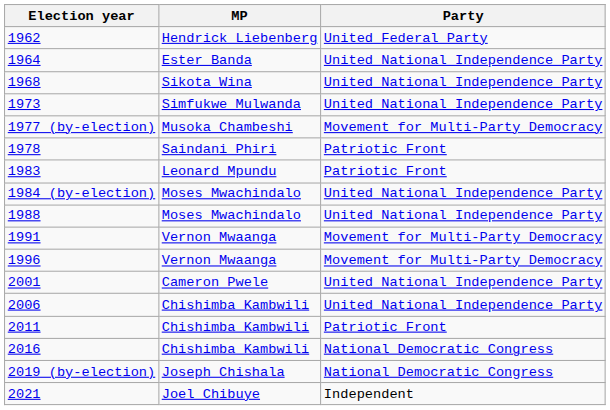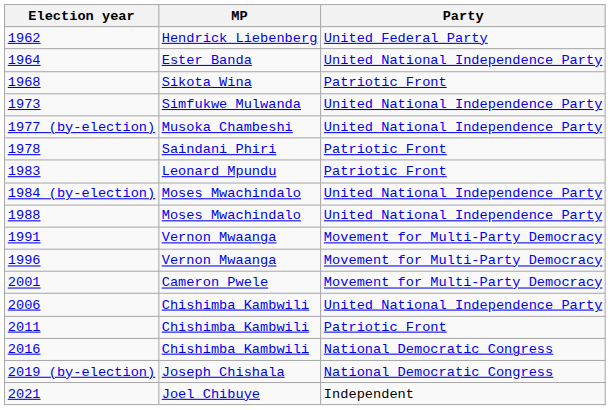(463, 82) United National Independence Party -> (385, 82) Patriotic Front
(463, 127) Movement for Multi-Party Democracy -> (463, 127) United National Independence Party
(463, 283) United National Independence Party -> (463, 283) Movement for Multi-Party Democracy
